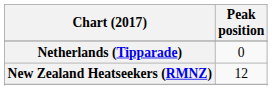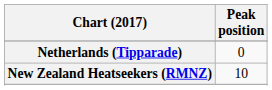(241, 73) 12 -> (241, 73) 10
